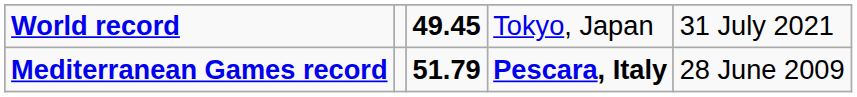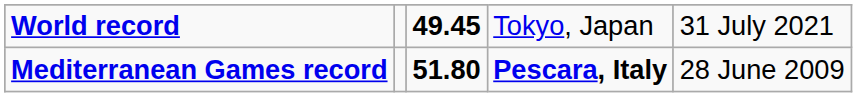(447, 69) 51.79 -> (447, 69) 51.80
